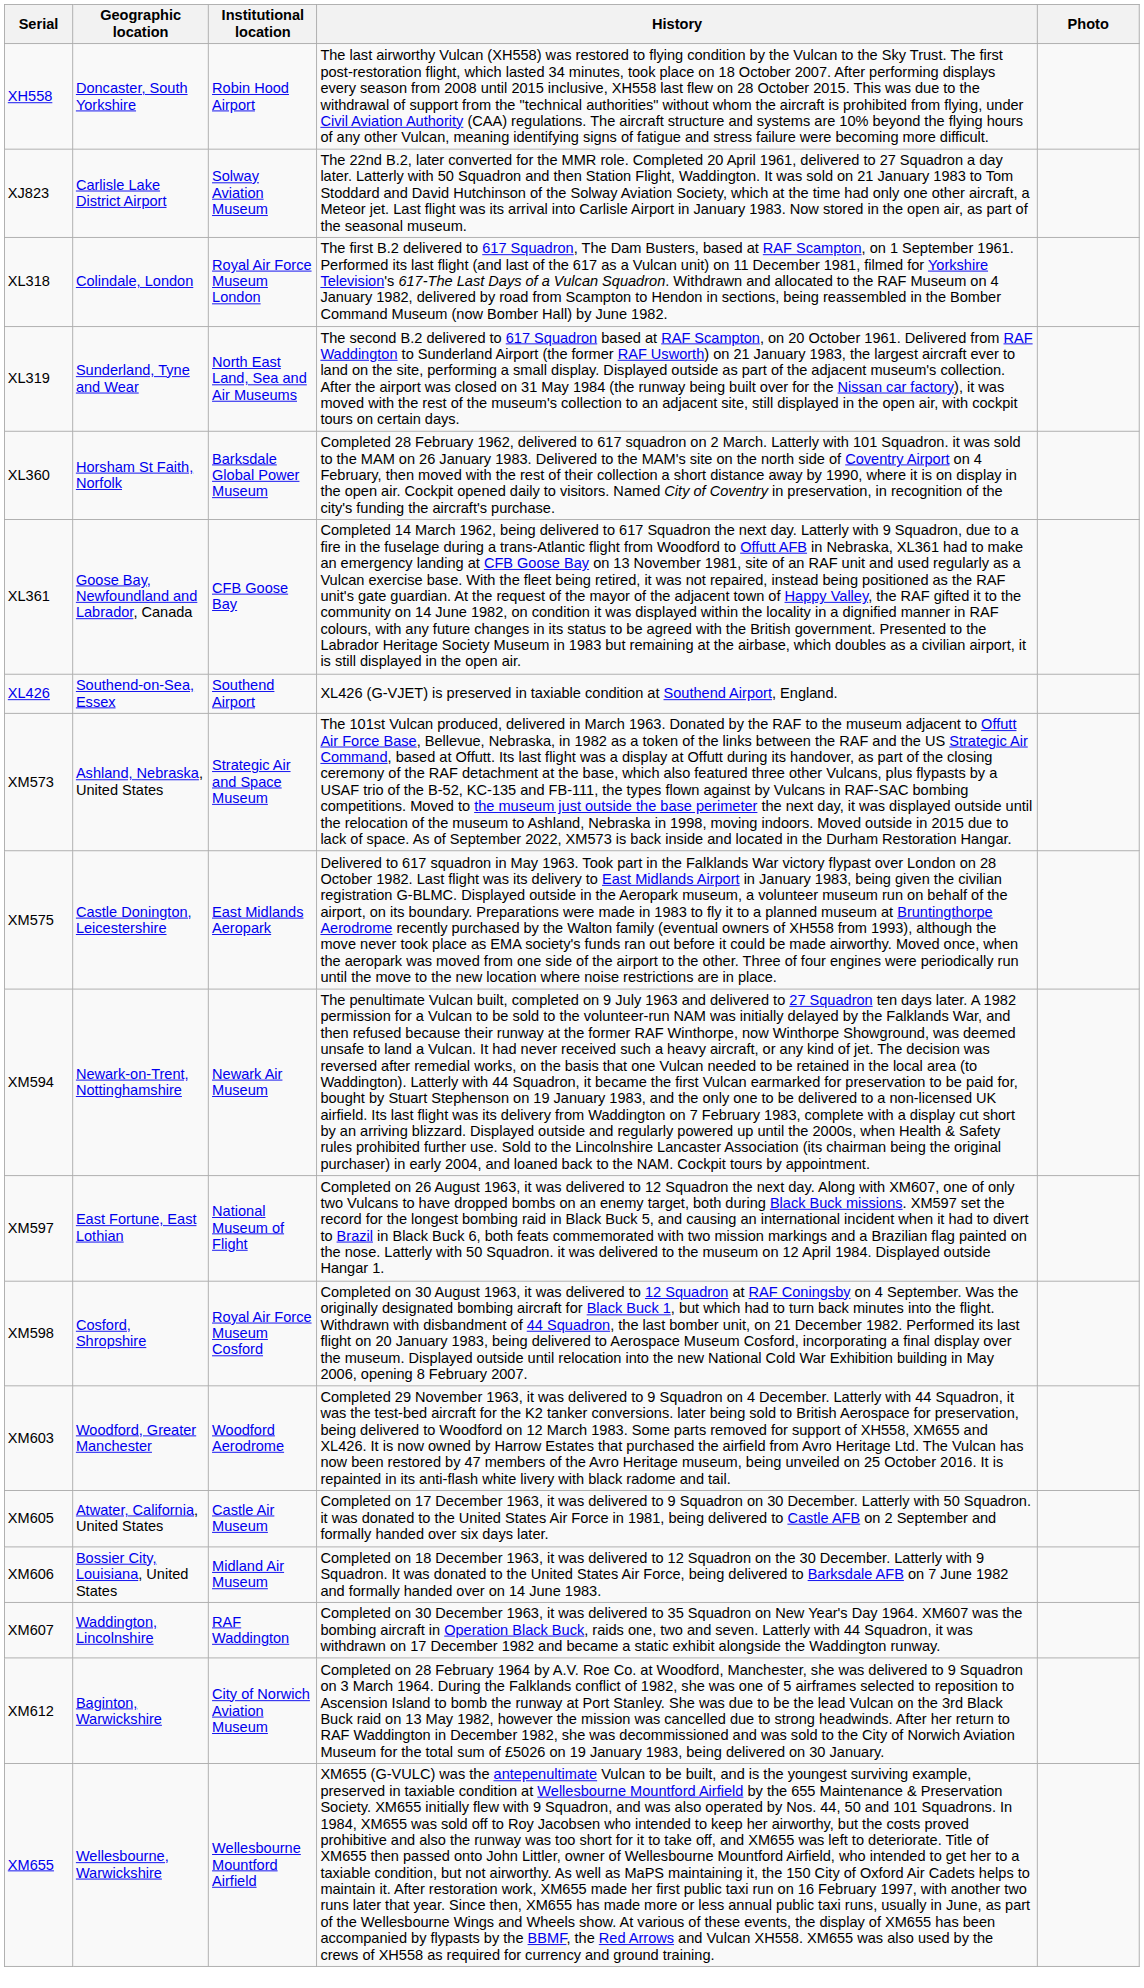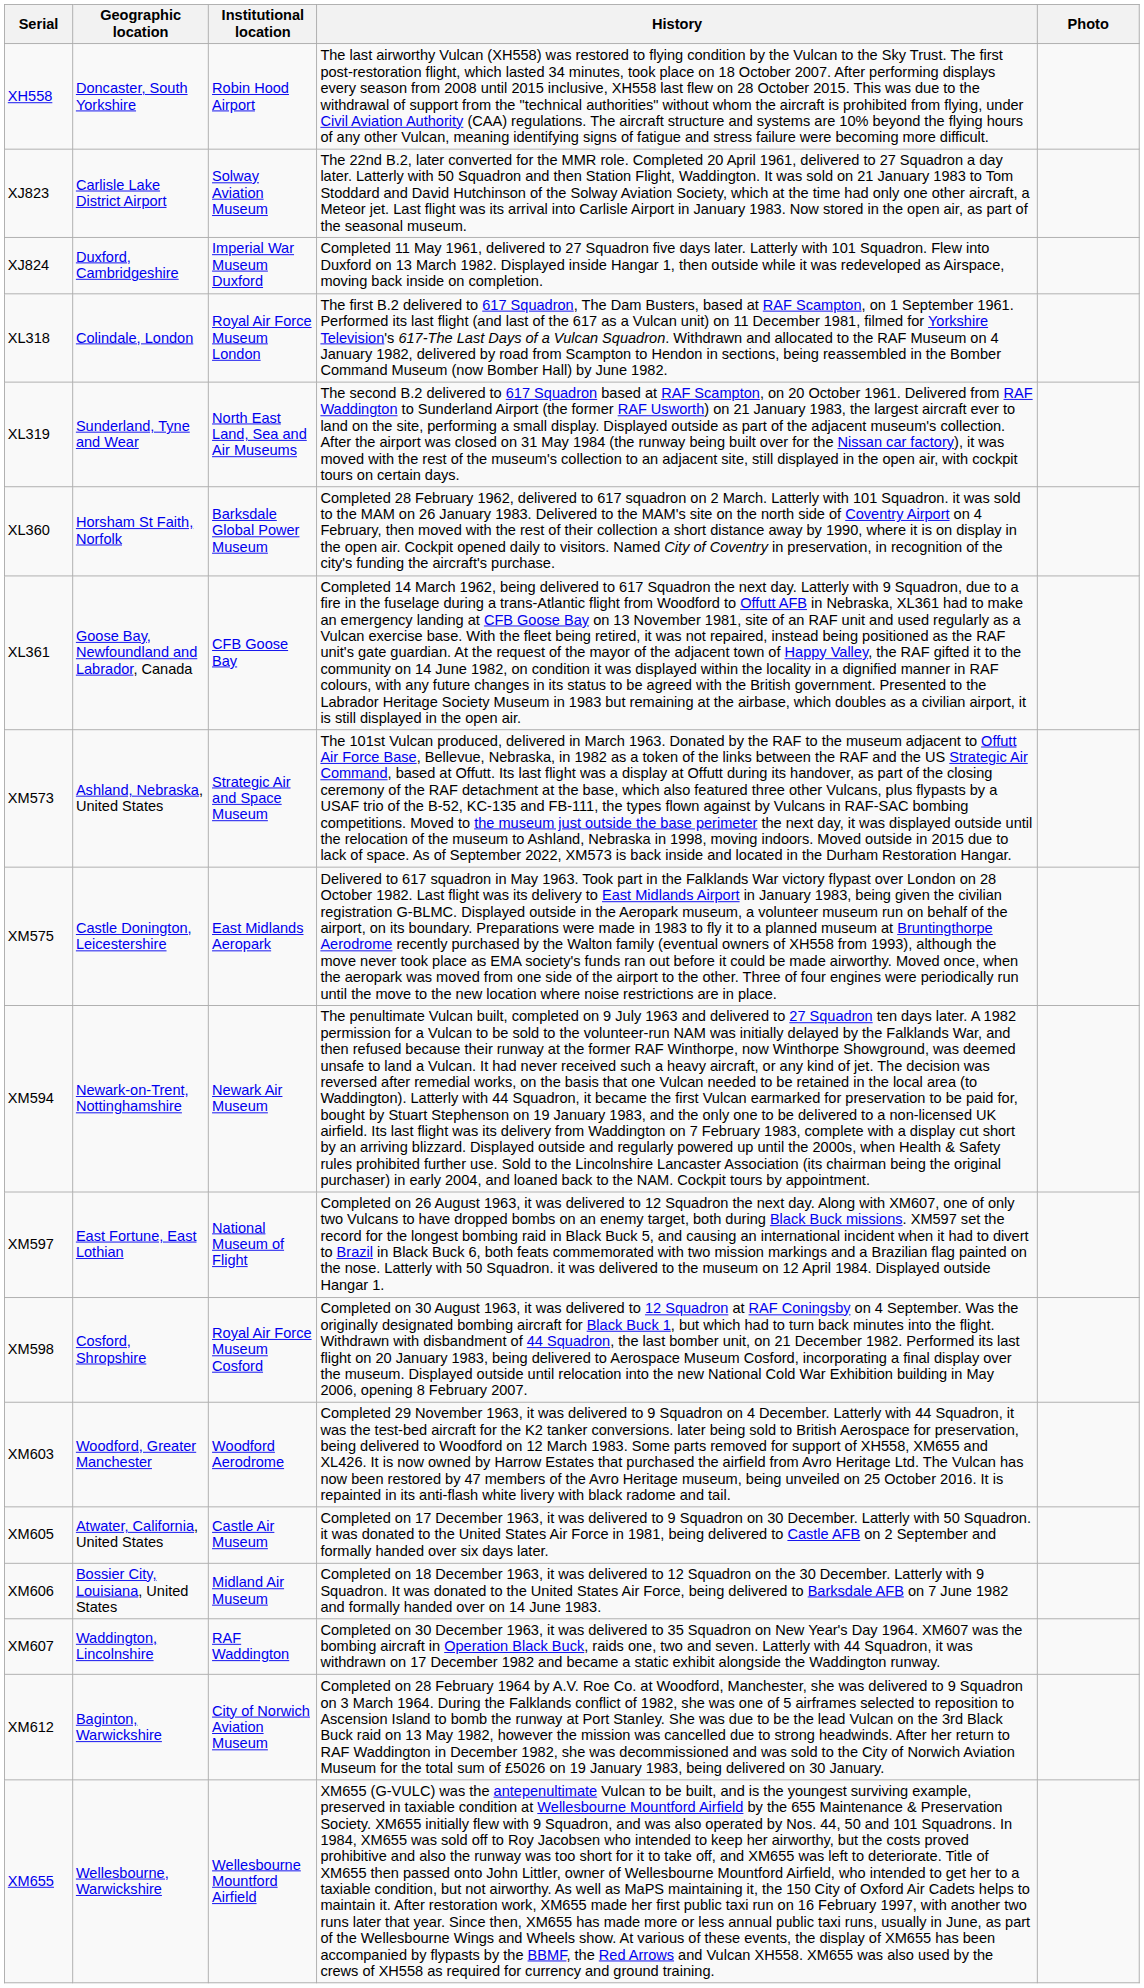+ row: (28, 265)
- row: (29, 693)
